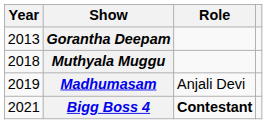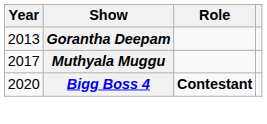(24, 61) 2018 -> (24, 61) 2017
- row: (108, 84)
(24, 107) 2021 -> (24, 84) 2020
